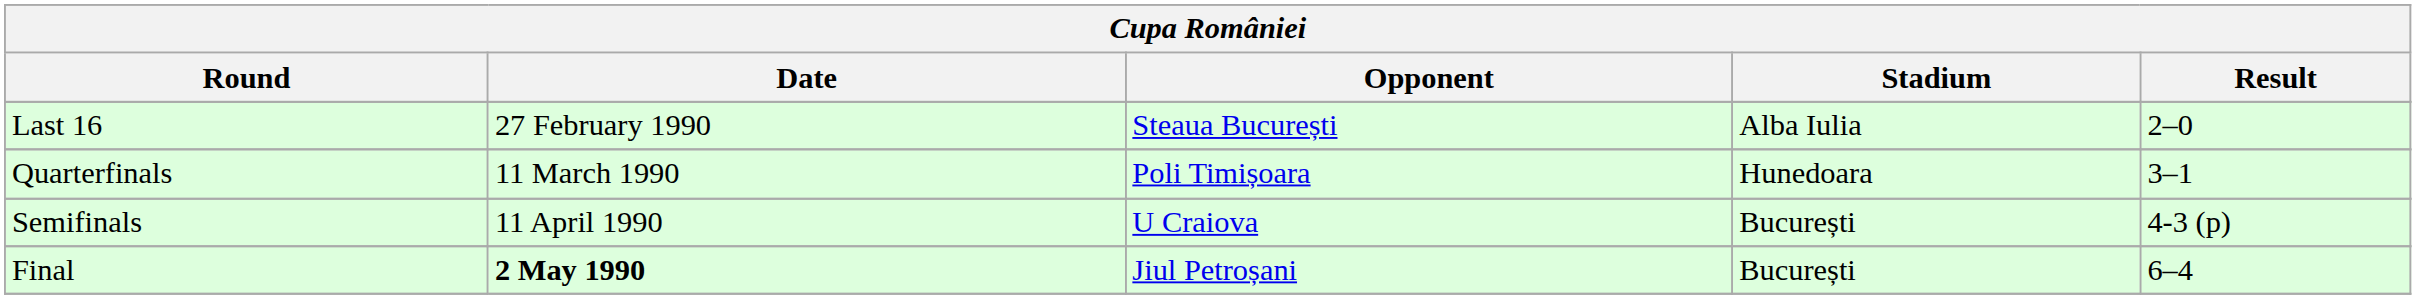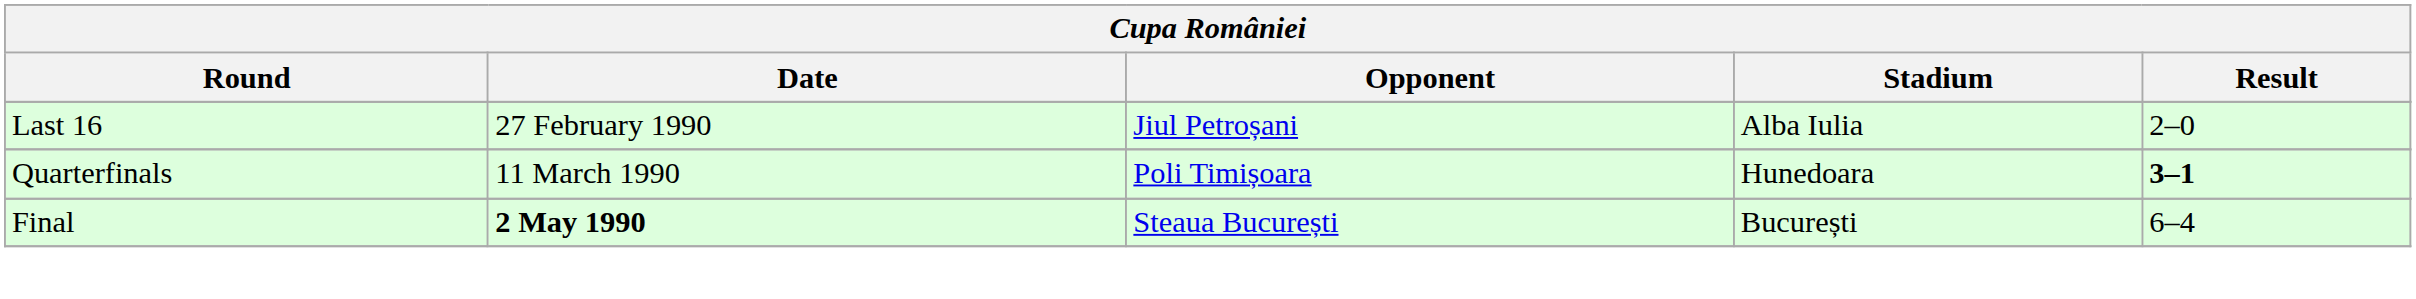(1235, 125) Steaua București -> (1216, 125) Jiul Petroșani
(2170, 173) normal -> (2172, 173) bold
- row: (77, 221)
(1215, 269) Jiul Petroșani -> (1236, 221) Steaua București
